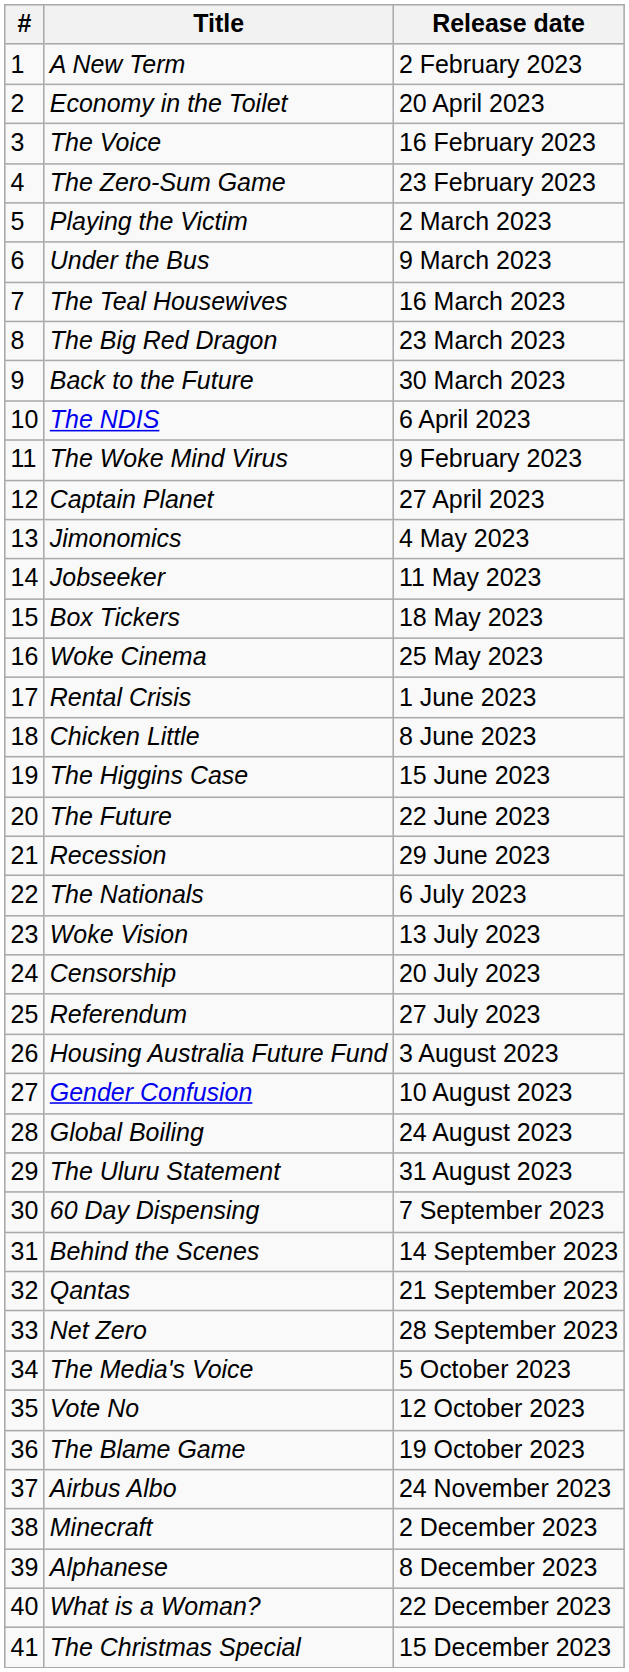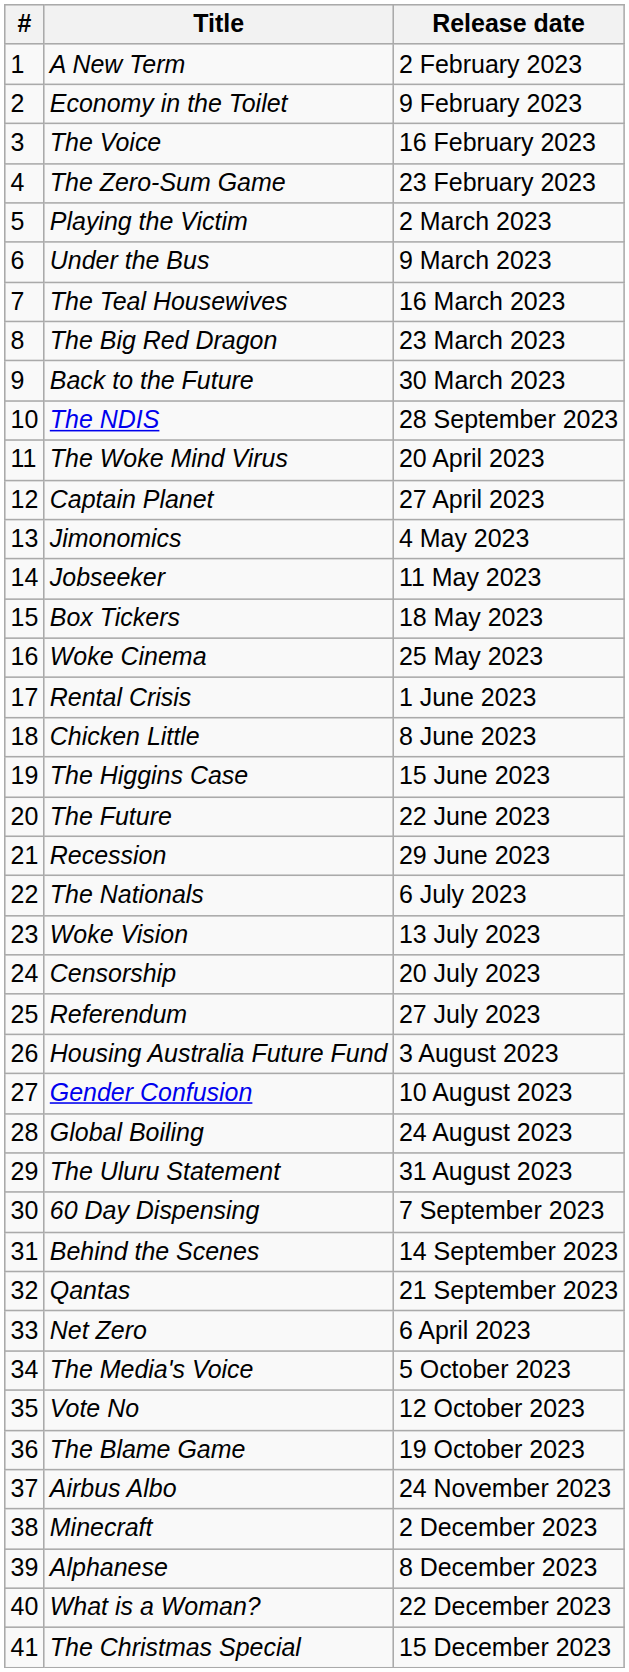(472, 103) 20 April 2023 -> (490, 103) 9 February 2023
(465, 420) 6 April 2023 -> (509, 420) 28 September 2023
(490, 459) 9 February 2023 -> (472, 459) 20 April 2023
(509, 1330) 28 September 2023 -> (465, 1330) 6 April 2023
